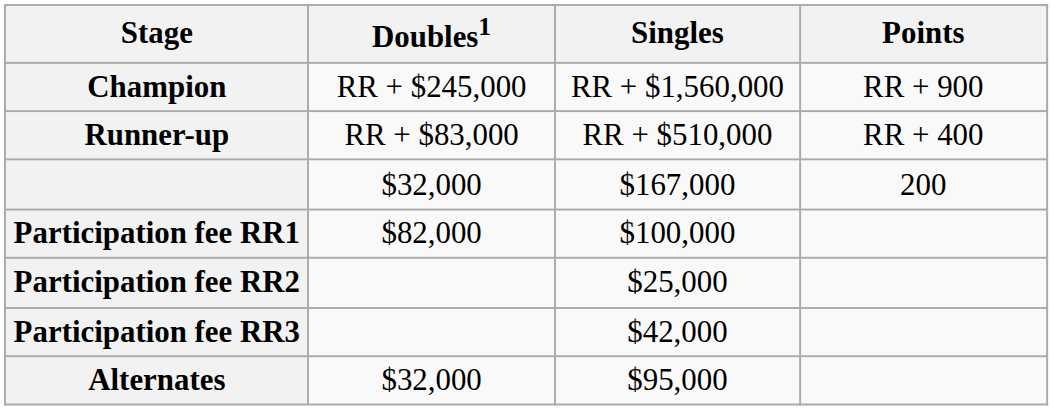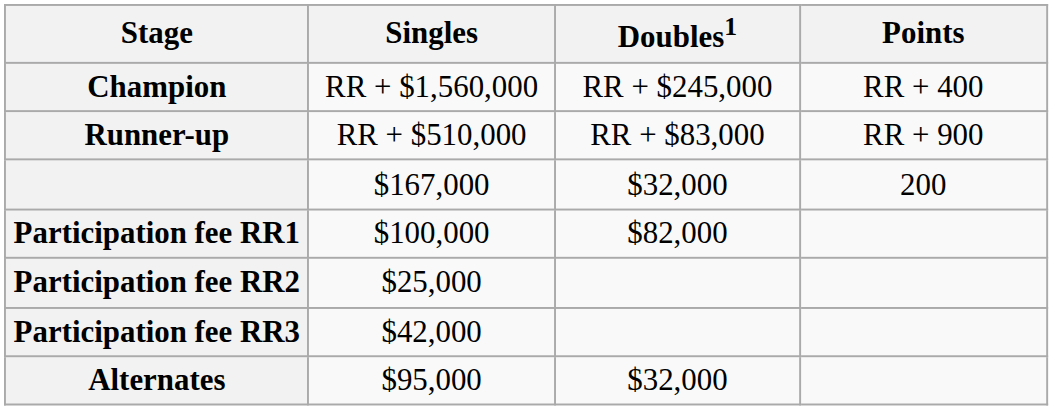columns swapped: (677, 33) <-> (432, 33)
(923, 86) RR + 900 -> (923, 86) RR + 400
(923, 135) RR + 400 -> (923, 135) RR + 900
